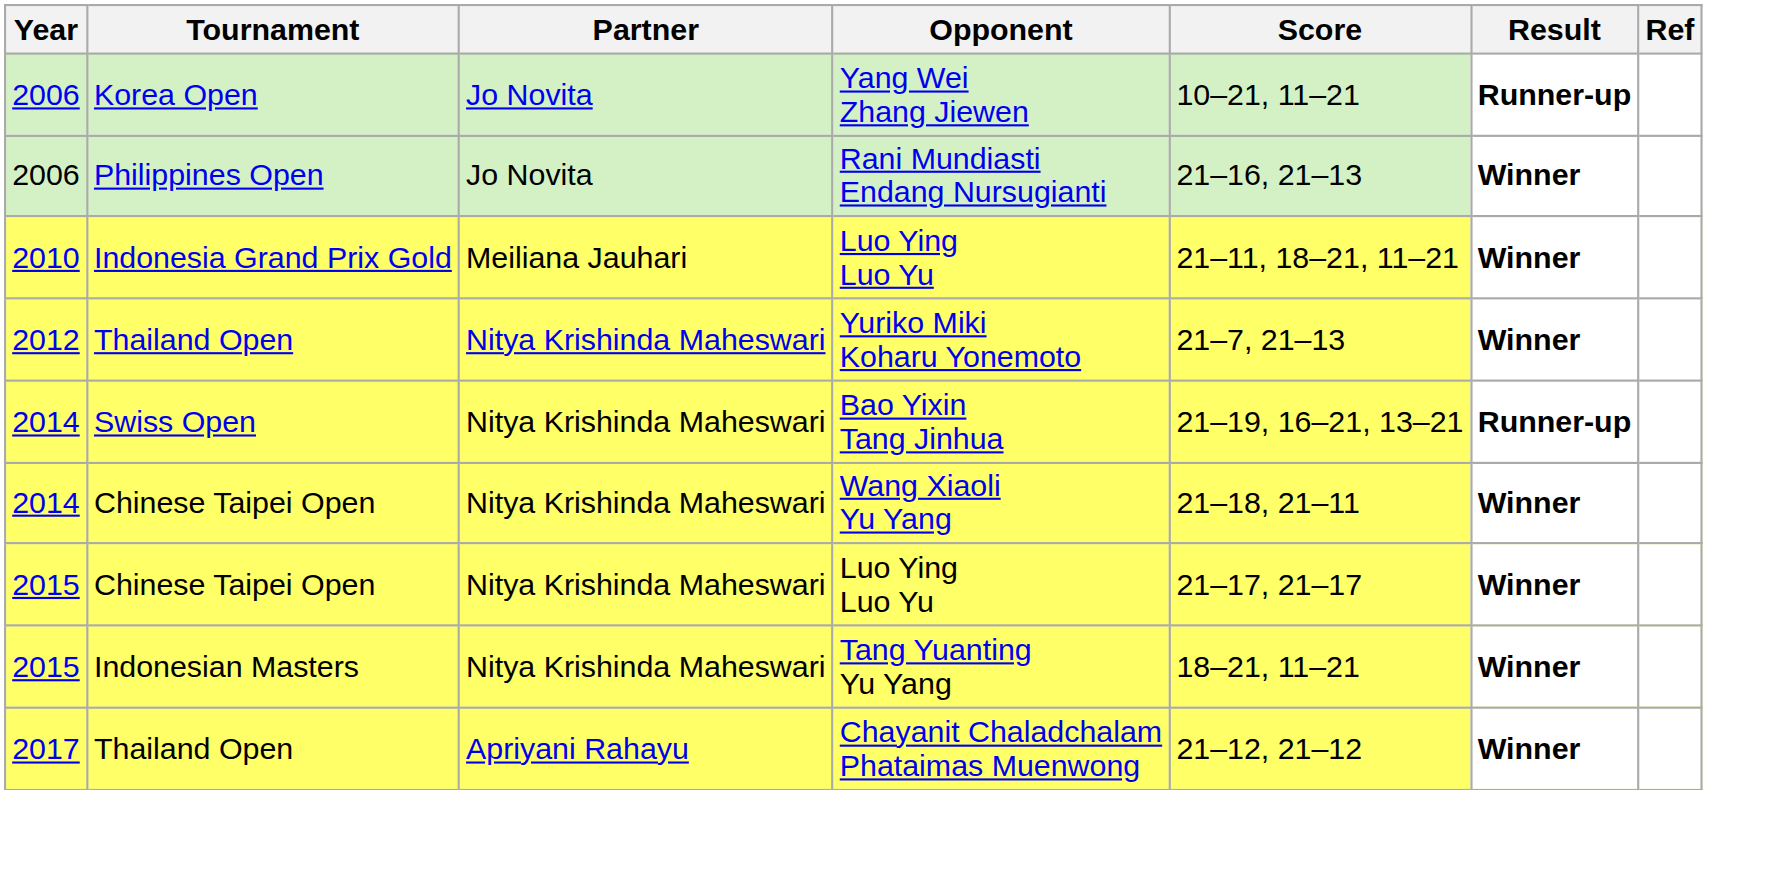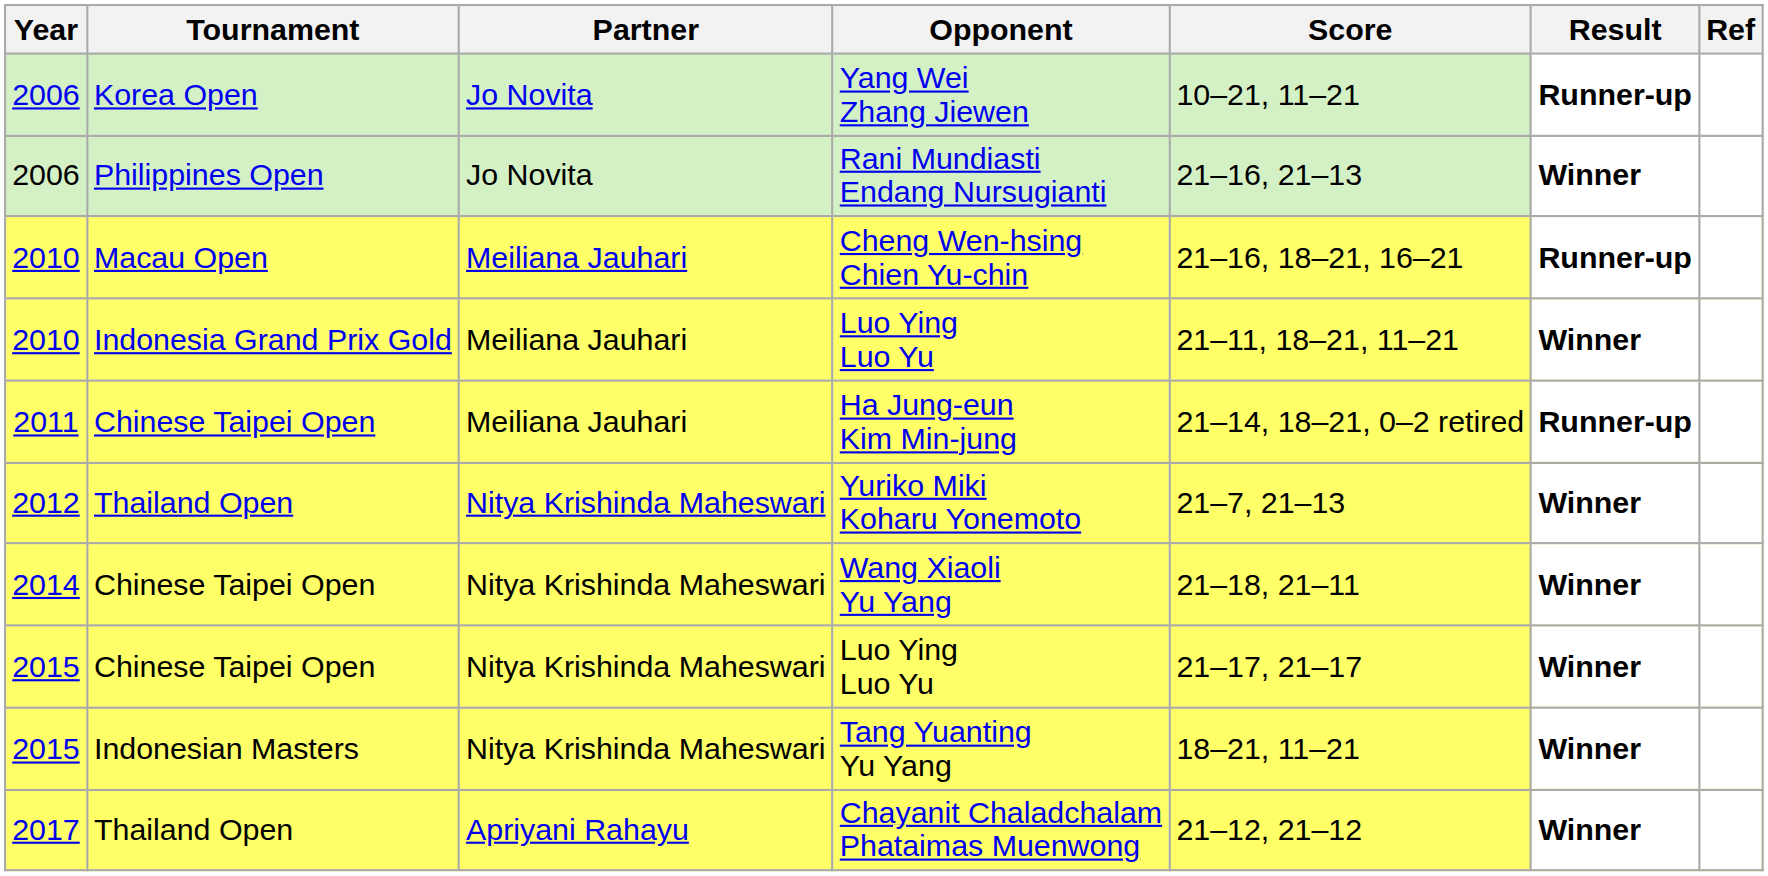+ row: (181, 258)
+ row: (235, 421)
- row: (175, 421)
